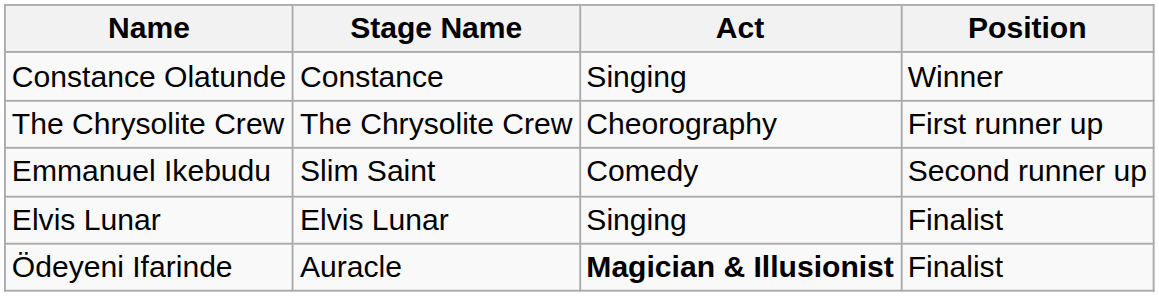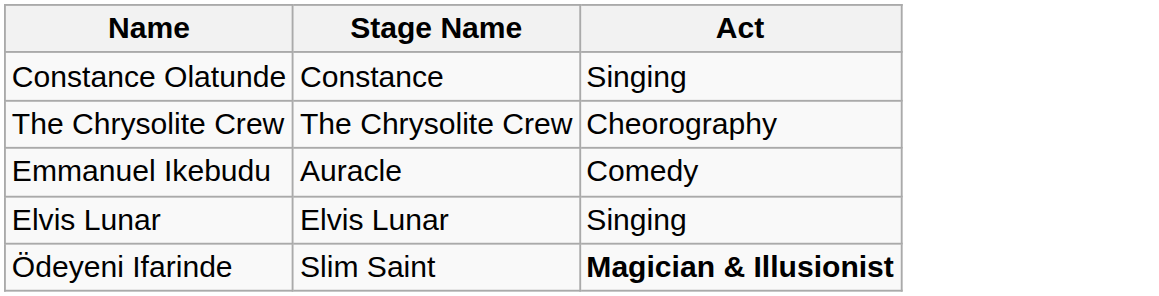- column: (1027, 28)
(368, 171) Slim Saint -> (351, 171) Auracle
(351, 266) Auracle -> (368, 266) Slim Saint
